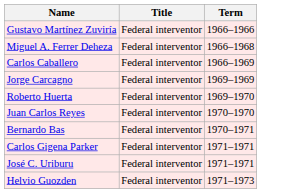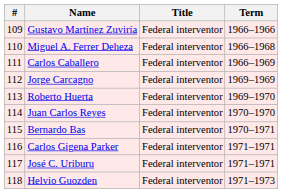+ column: (15, 12)
